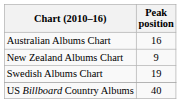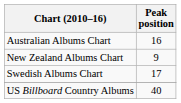(156, 73) 19 -> (156, 73) 17
